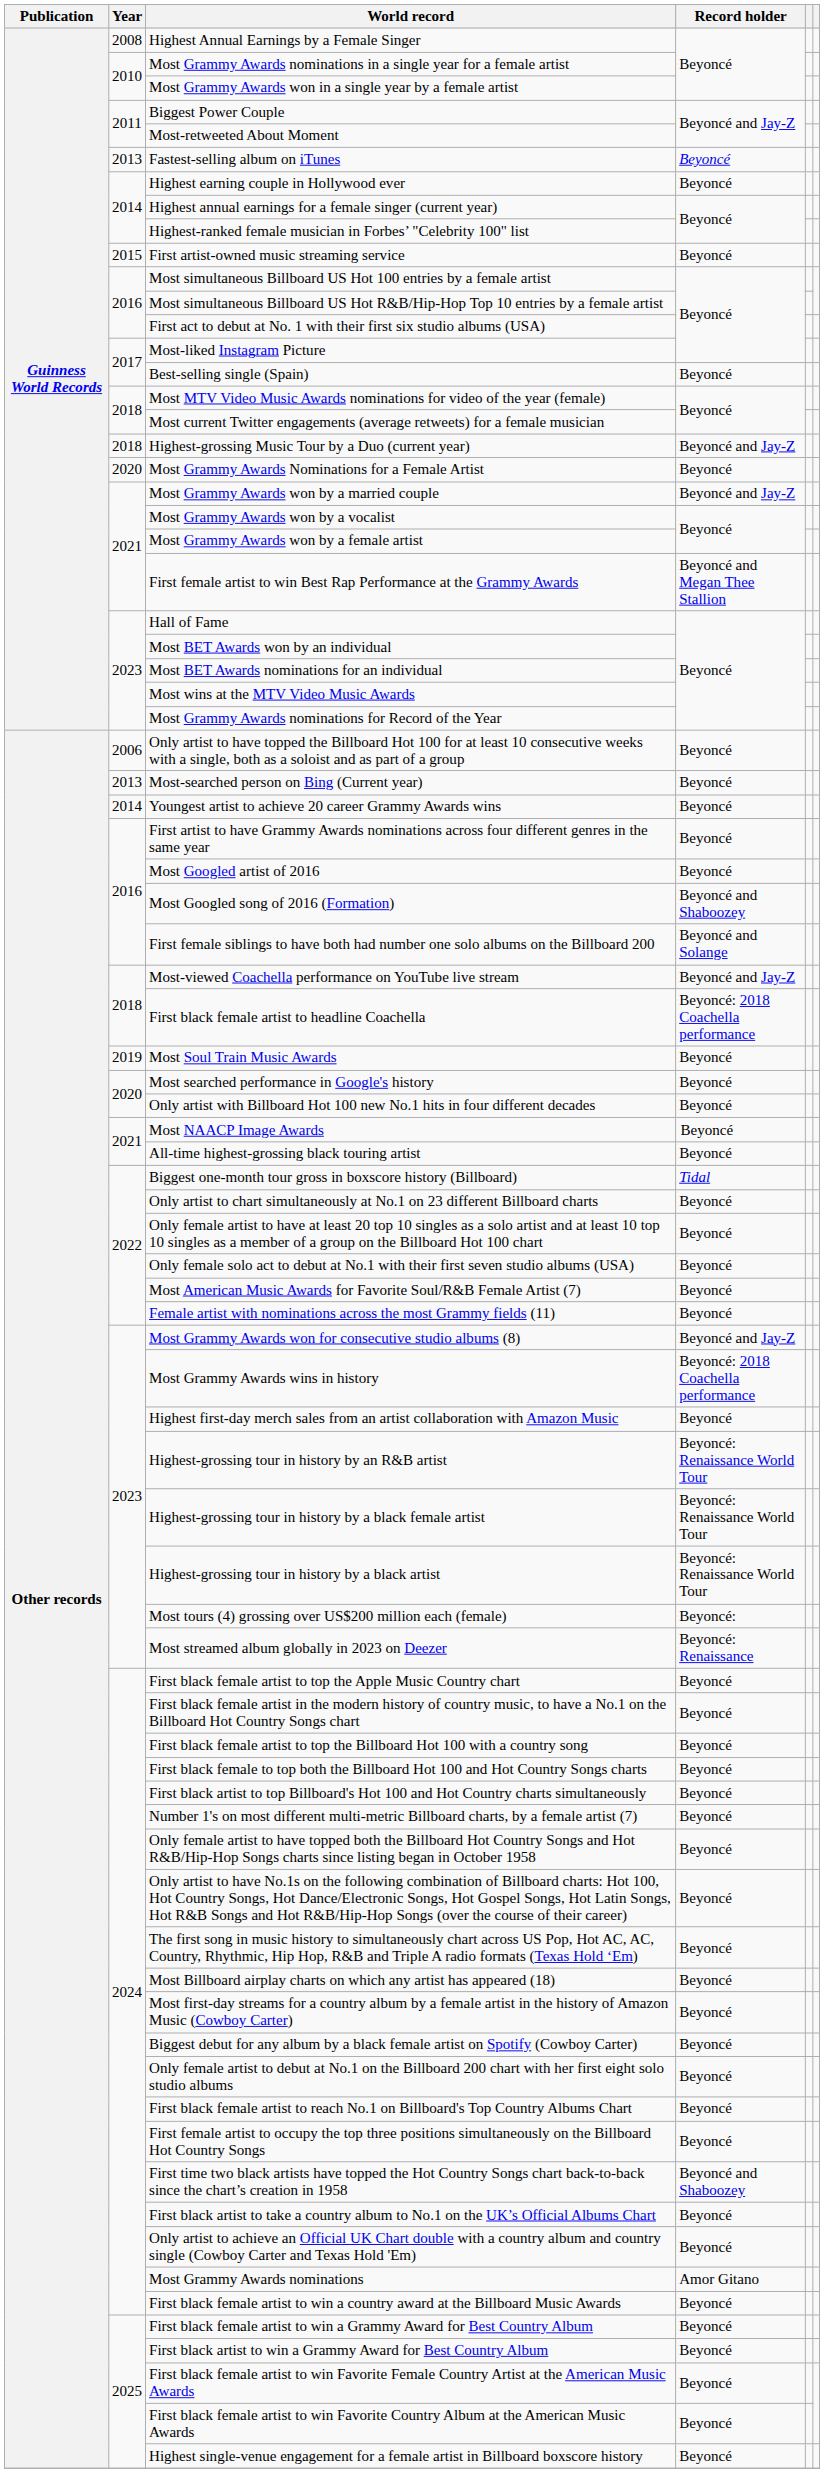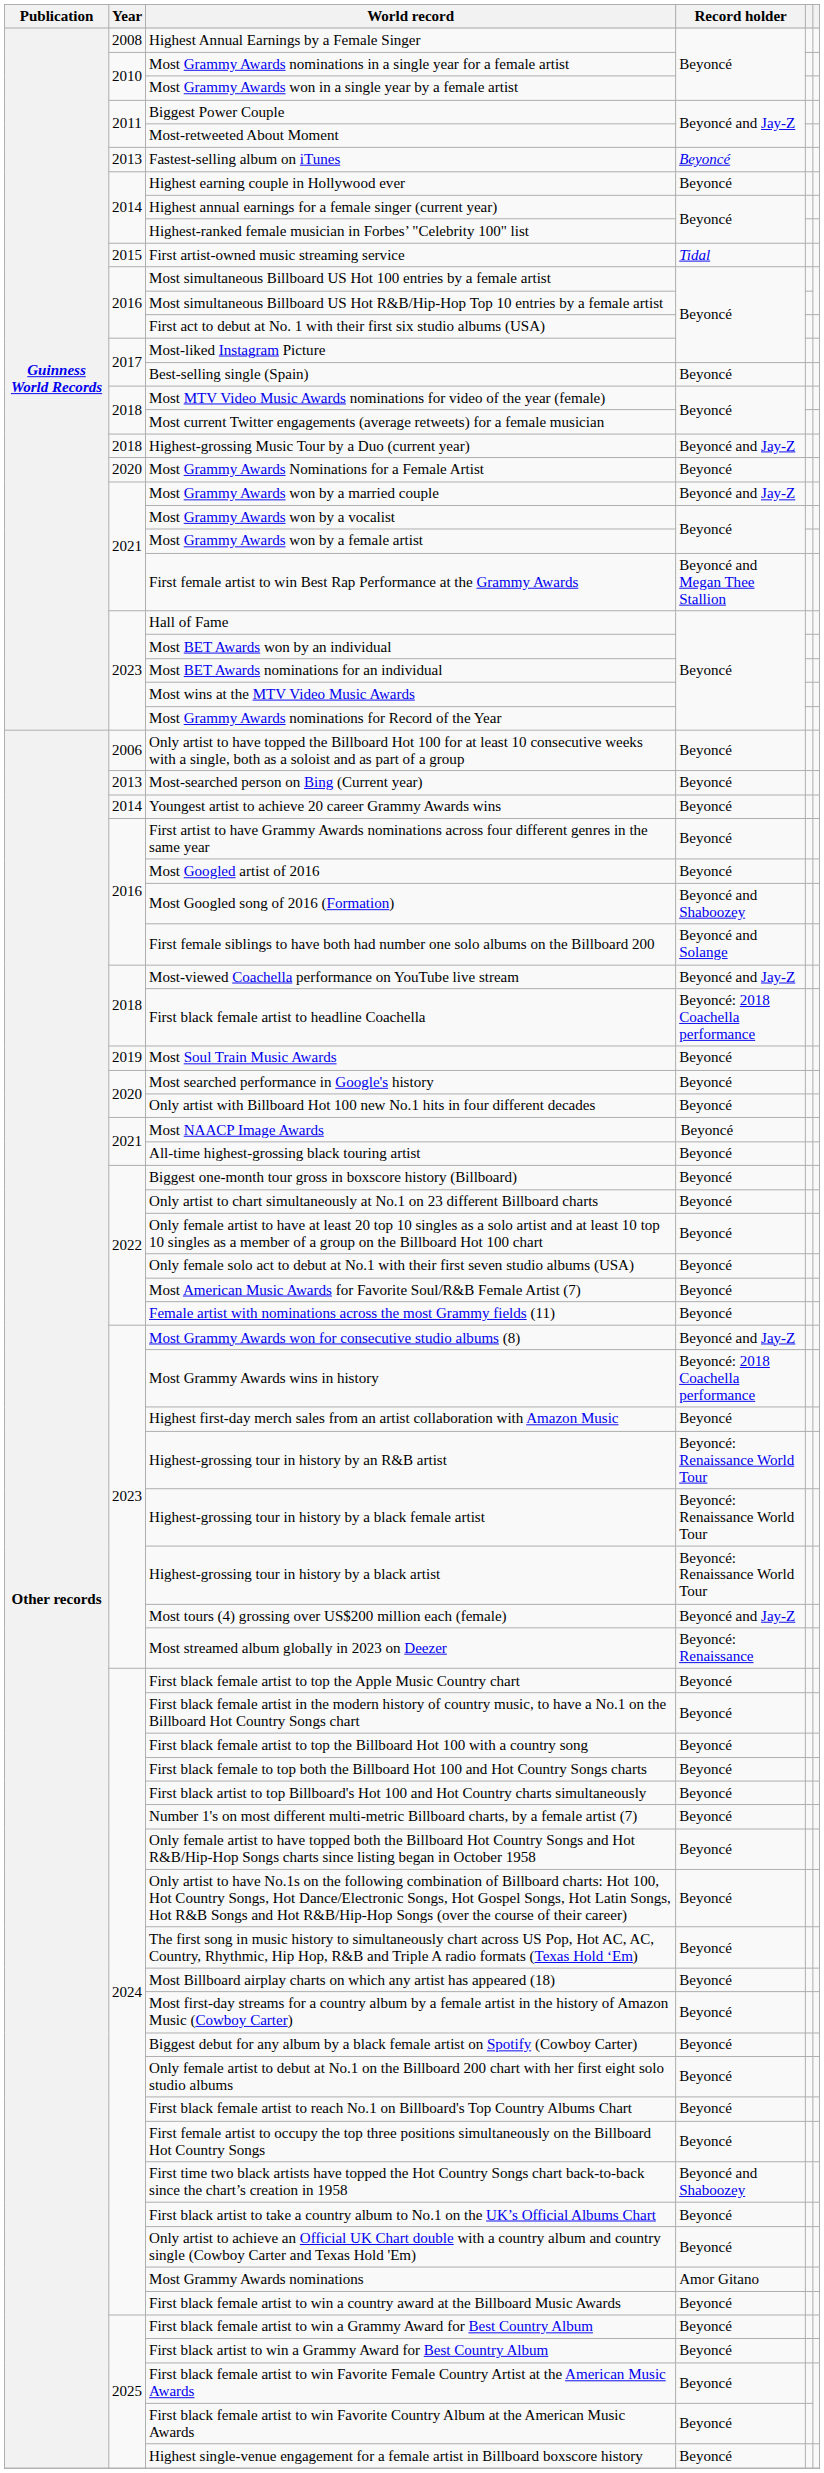(705, 254) Beyoncé -> (695, 254) Tidal
(695, 1177) Tidal -> (705, 1177) Beyoncé
(708, 1615) Beyoncé: -> (737, 1615) Beyoncé and Jay-Z
